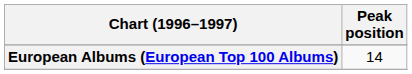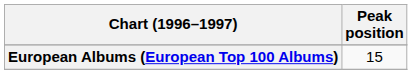(374, 57) 14 -> (374, 57) 15
